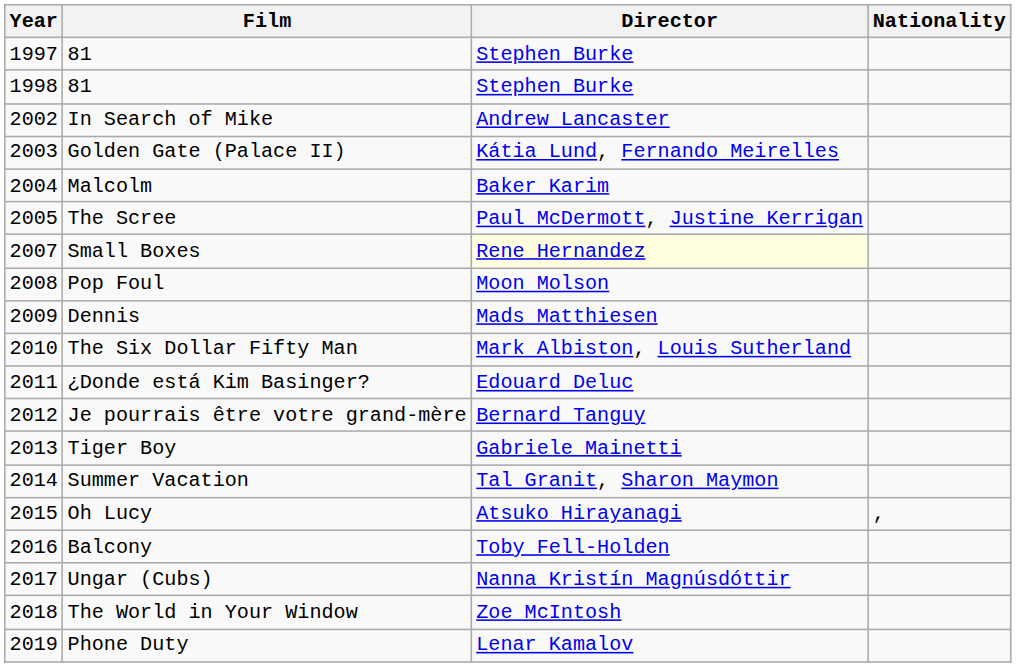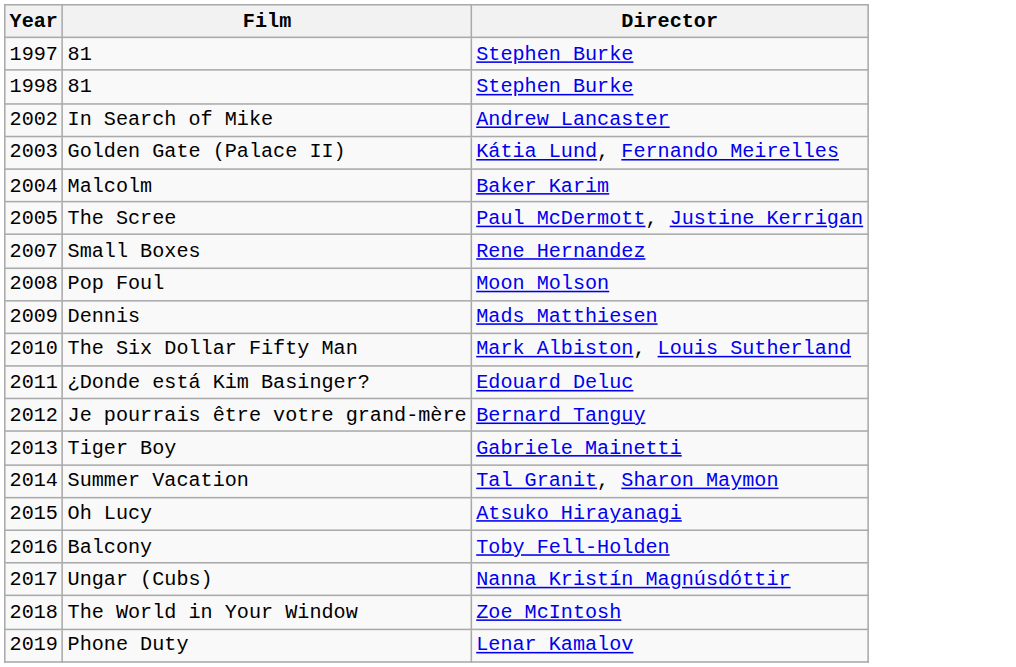- column: (939, 21)
(561, 251) lightyellow background -> (561, 251) no background
